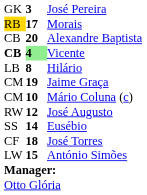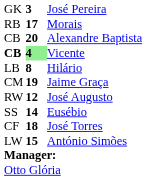(12, 24) gold background -> (12, 24) no background
- row: (90, 97)
